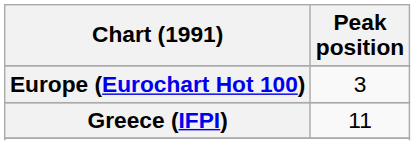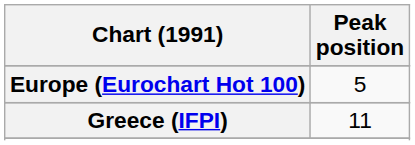(360, 84) 3 -> (360, 84) 5
